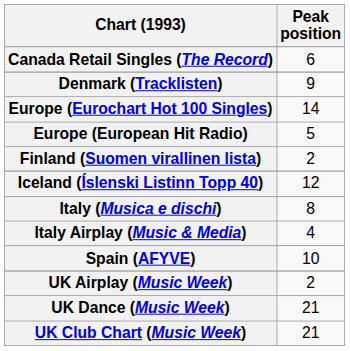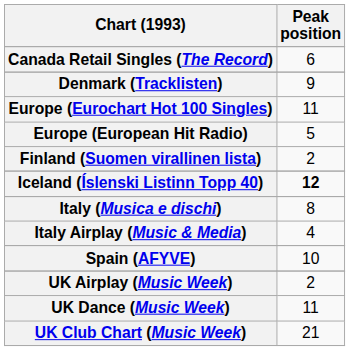(311, 109) 14 -> (311, 109) 11
(311, 183) normal -> (311, 183) bold
(311, 308) 21 -> (311, 308) 11
